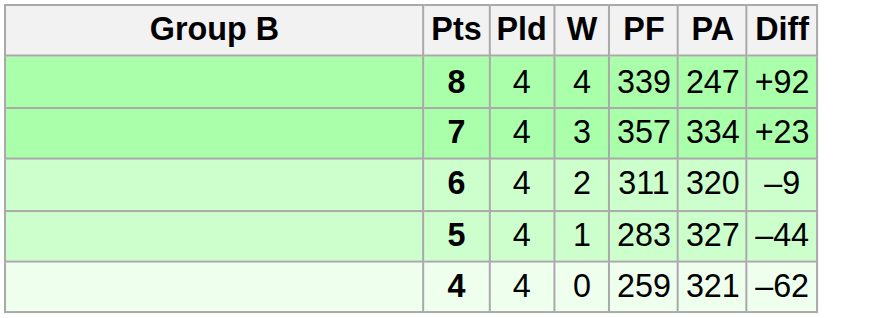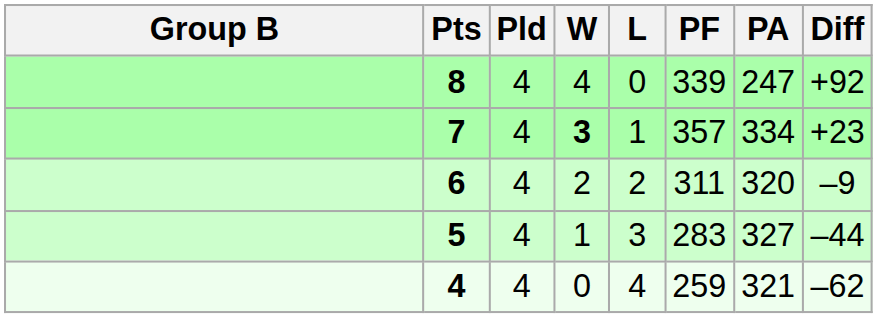+ column: (637, 30)
(582, 132) normal -> (582, 132) bold
